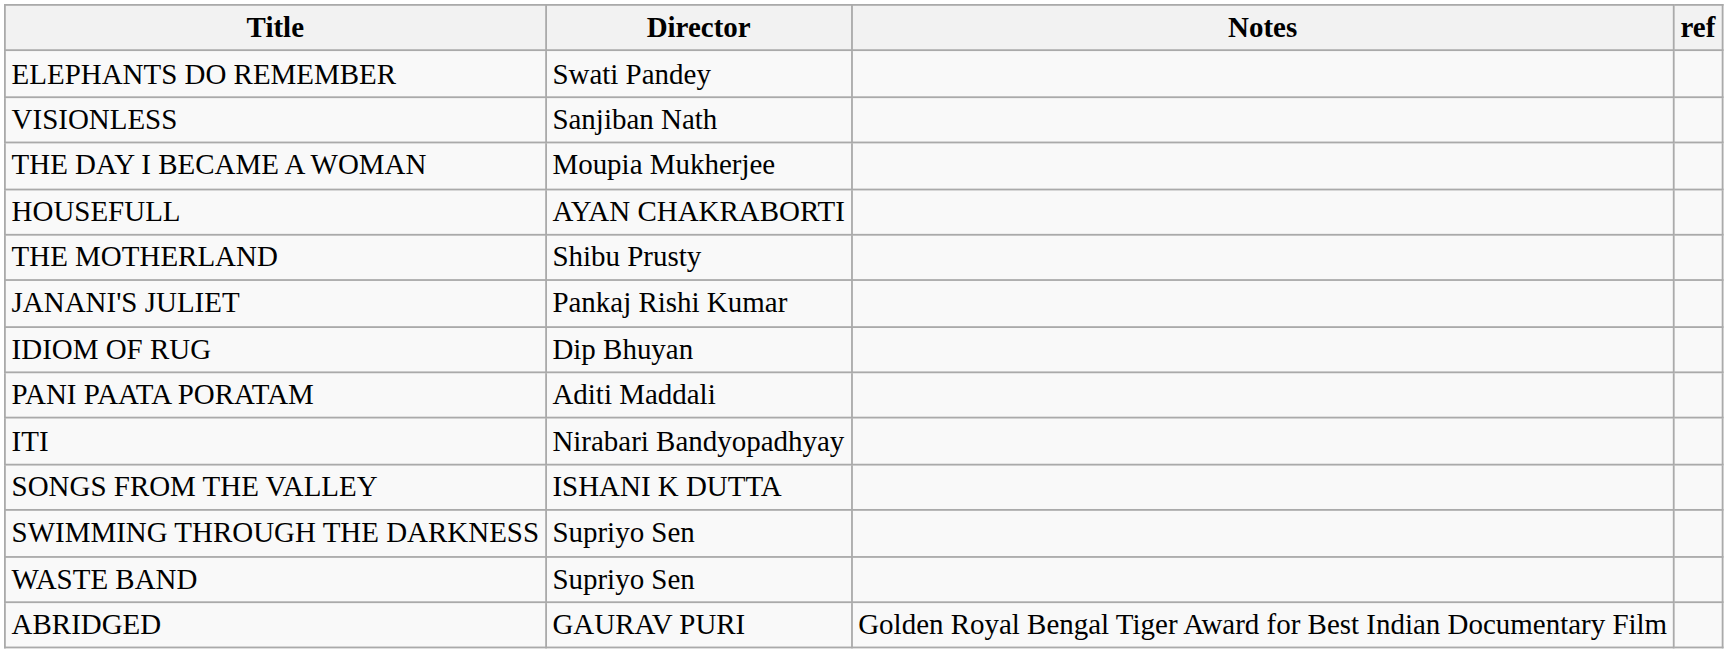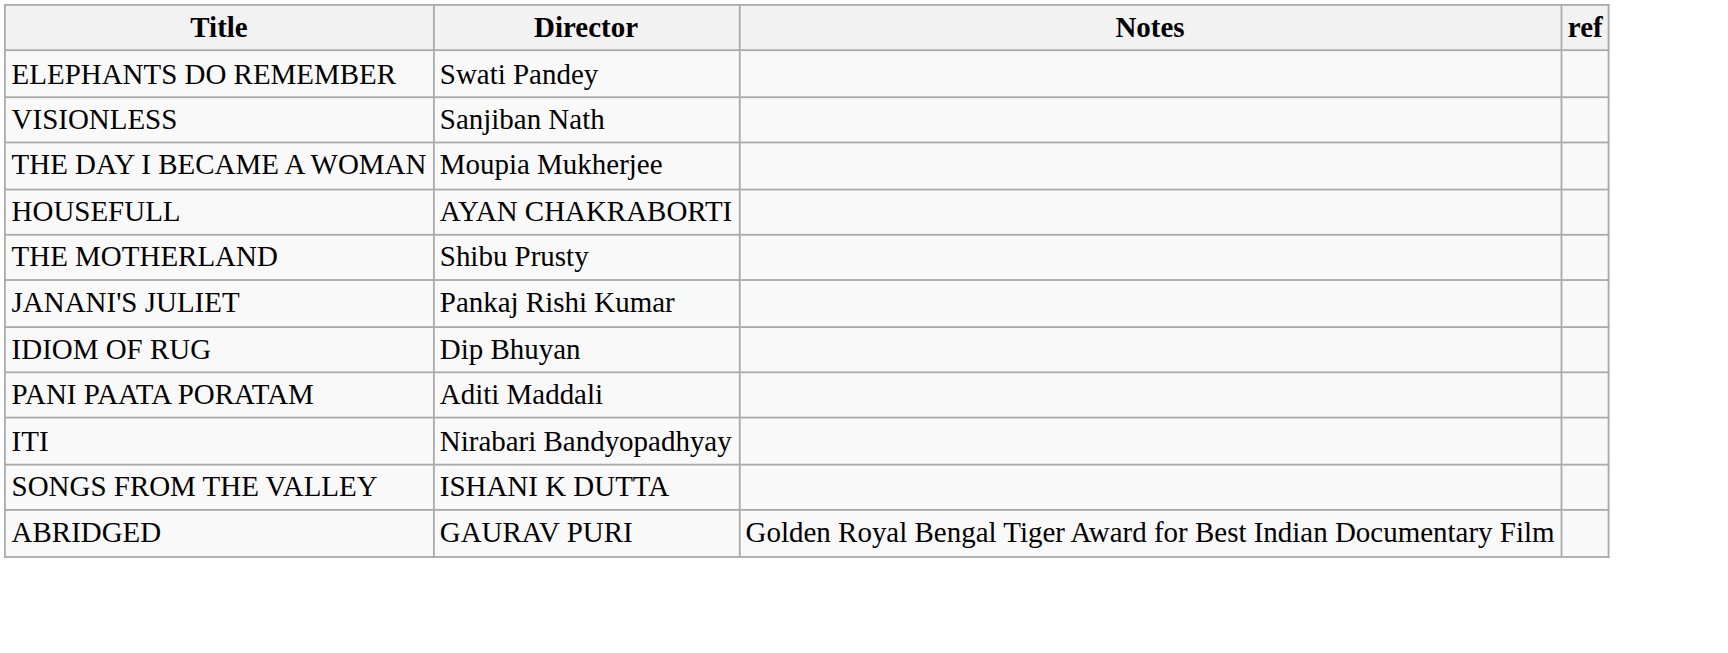- row: (275, 532)
- row: (104, 578)
